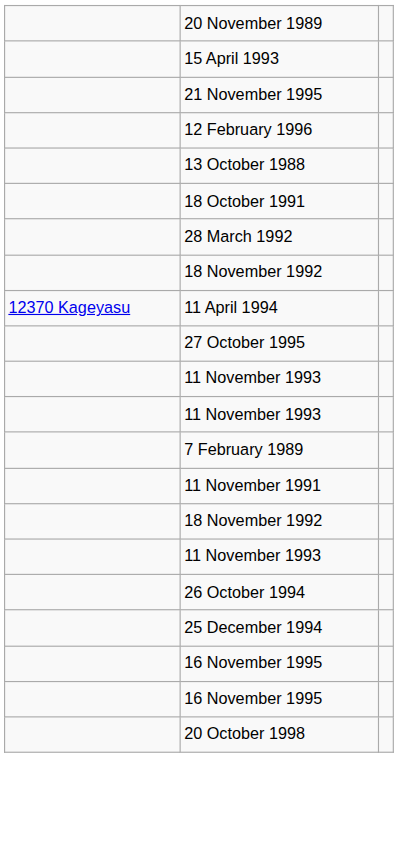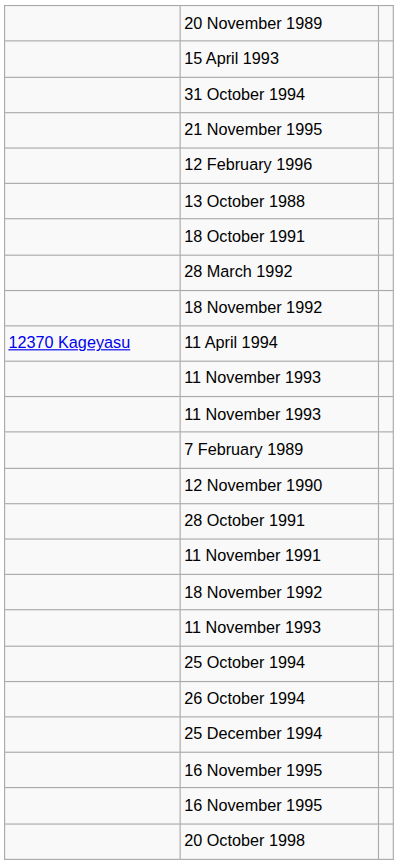+ row: (92, 95)
- row: (92, 344)
+ row: (92, 486)
+ row: (92, 521)
+ row: (92, 664)
